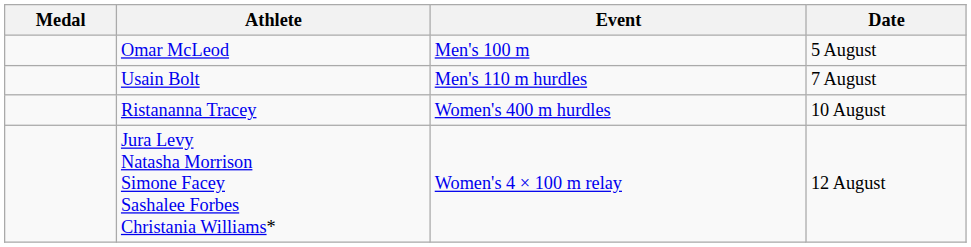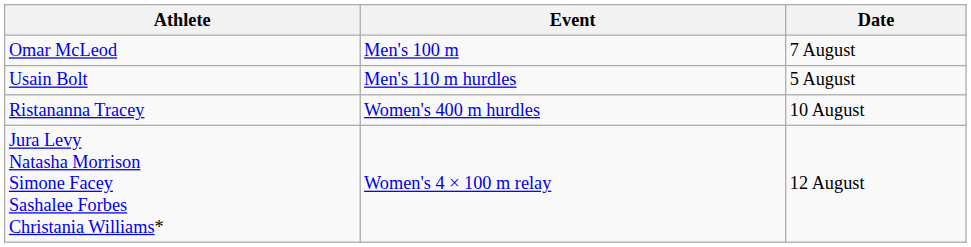- column: (61, 19)
(844, 50) 5 August -> (823, 50) 7 August
(844, 80) 7 August -> (823, 80) 5 August
